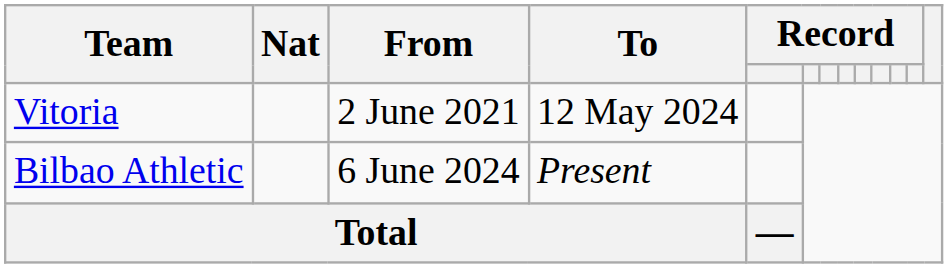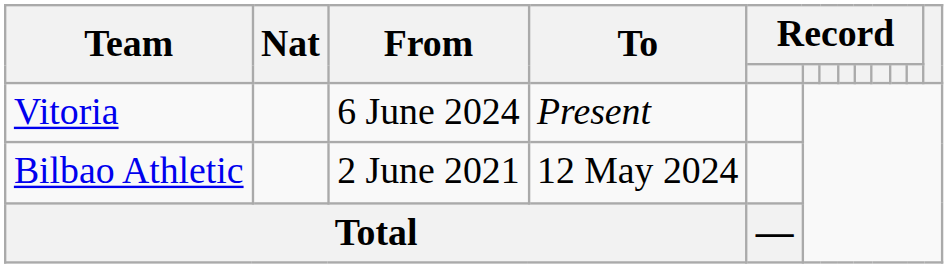(428, 111) 2 June 2021 -> (428, 111) 6 June 2024
(638, 111) 12 May 2024 -> (594, 111) Present
(428, 171) 6 June 2024 -> (428, 171) 2 June 2021
(594, 171) Present -> (638, 171) 12 May 2024
